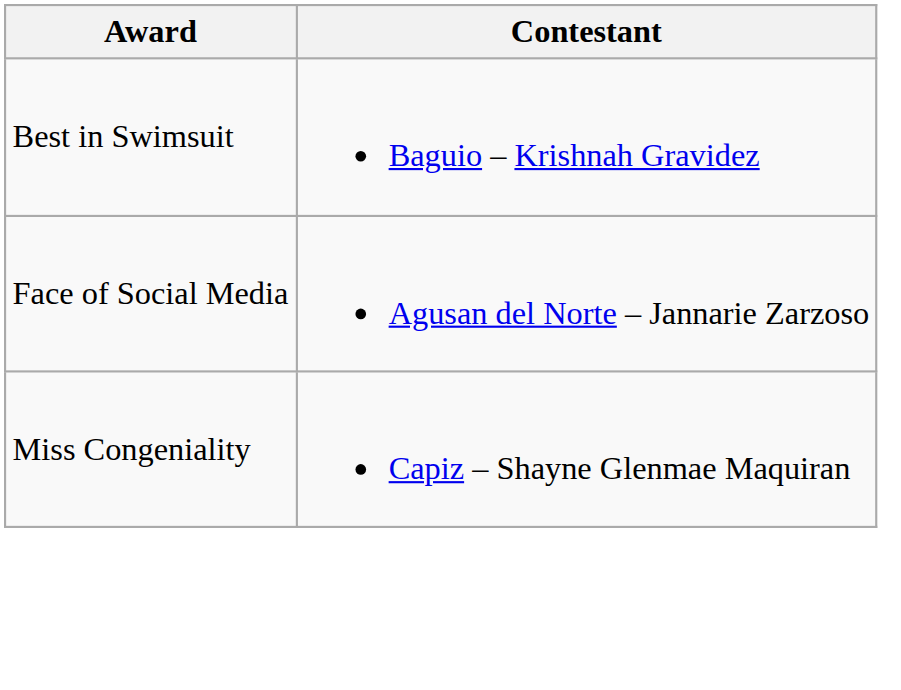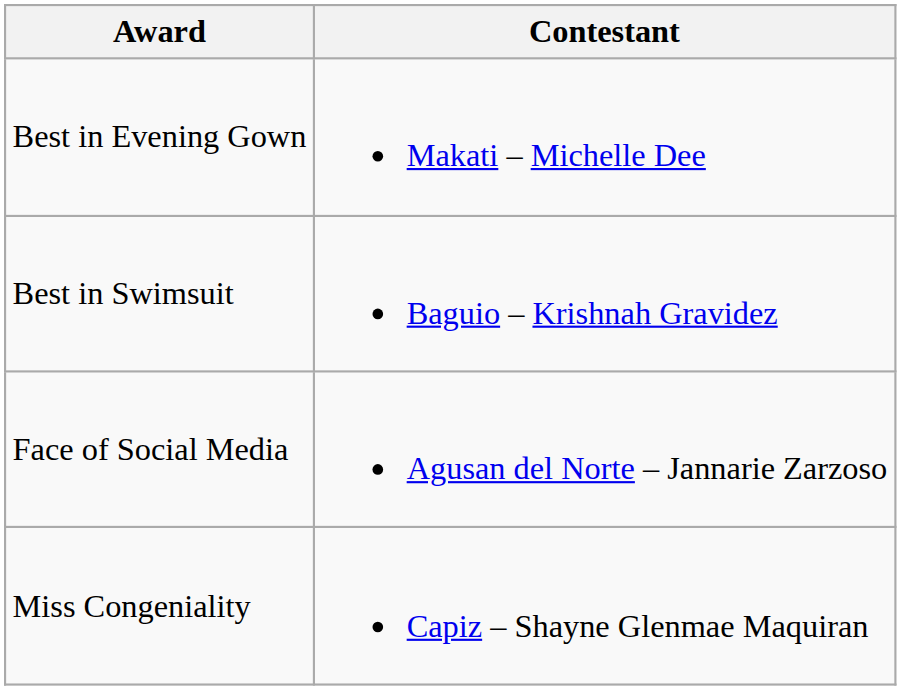+ row: (160, 136)
